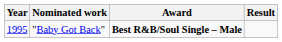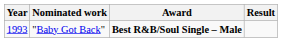(17, 29) 1995 -> (17, 29) 1993
